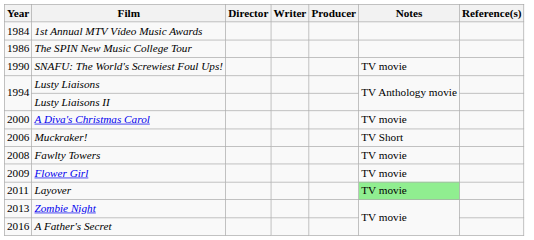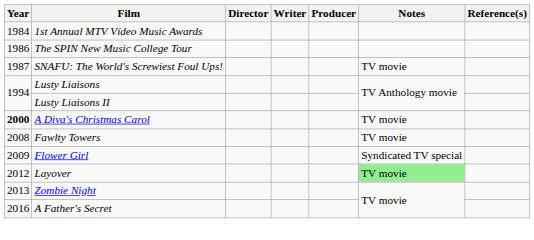(18, 66) 1990 -> (18, 66) 1987
(18, 119) normal -> (18, 119) bold
- row: (61, 137)
(384, 173) TV movie -> (412, 155) Syndicated TV special
(18, 191) 2011 -> (18, 173) 2012
